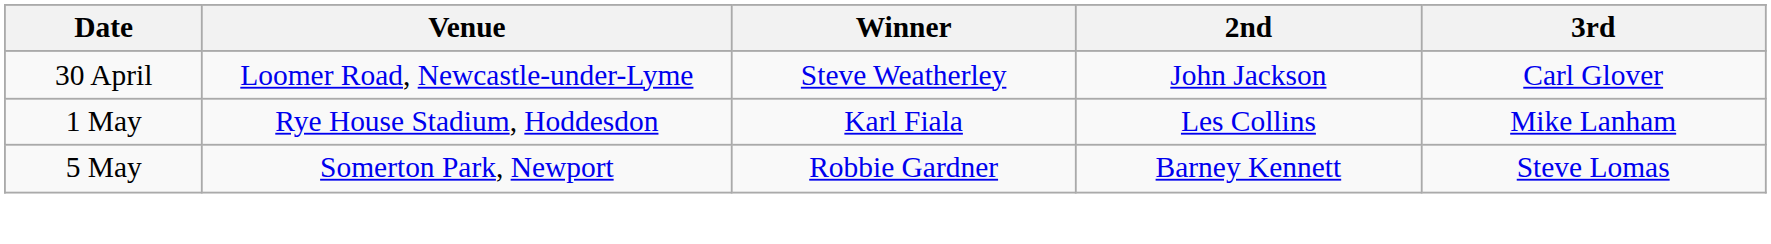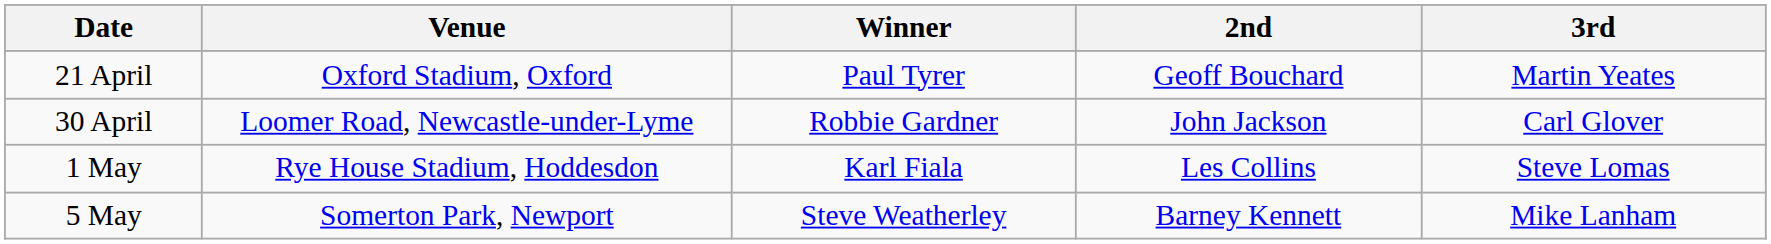+ row: (104, 74)
(904, 74) Steve Weatherley -> (904, 121) Robbie Gardner
(1593, 121) Mike Lanham -> (1593, 167) Steve Lomas
(904, 167) Robbie Gardner -> (904, 214) Steve Weatherley
(1593, 167) Steve Lomas -> (1593, 214) Mike Lanham
